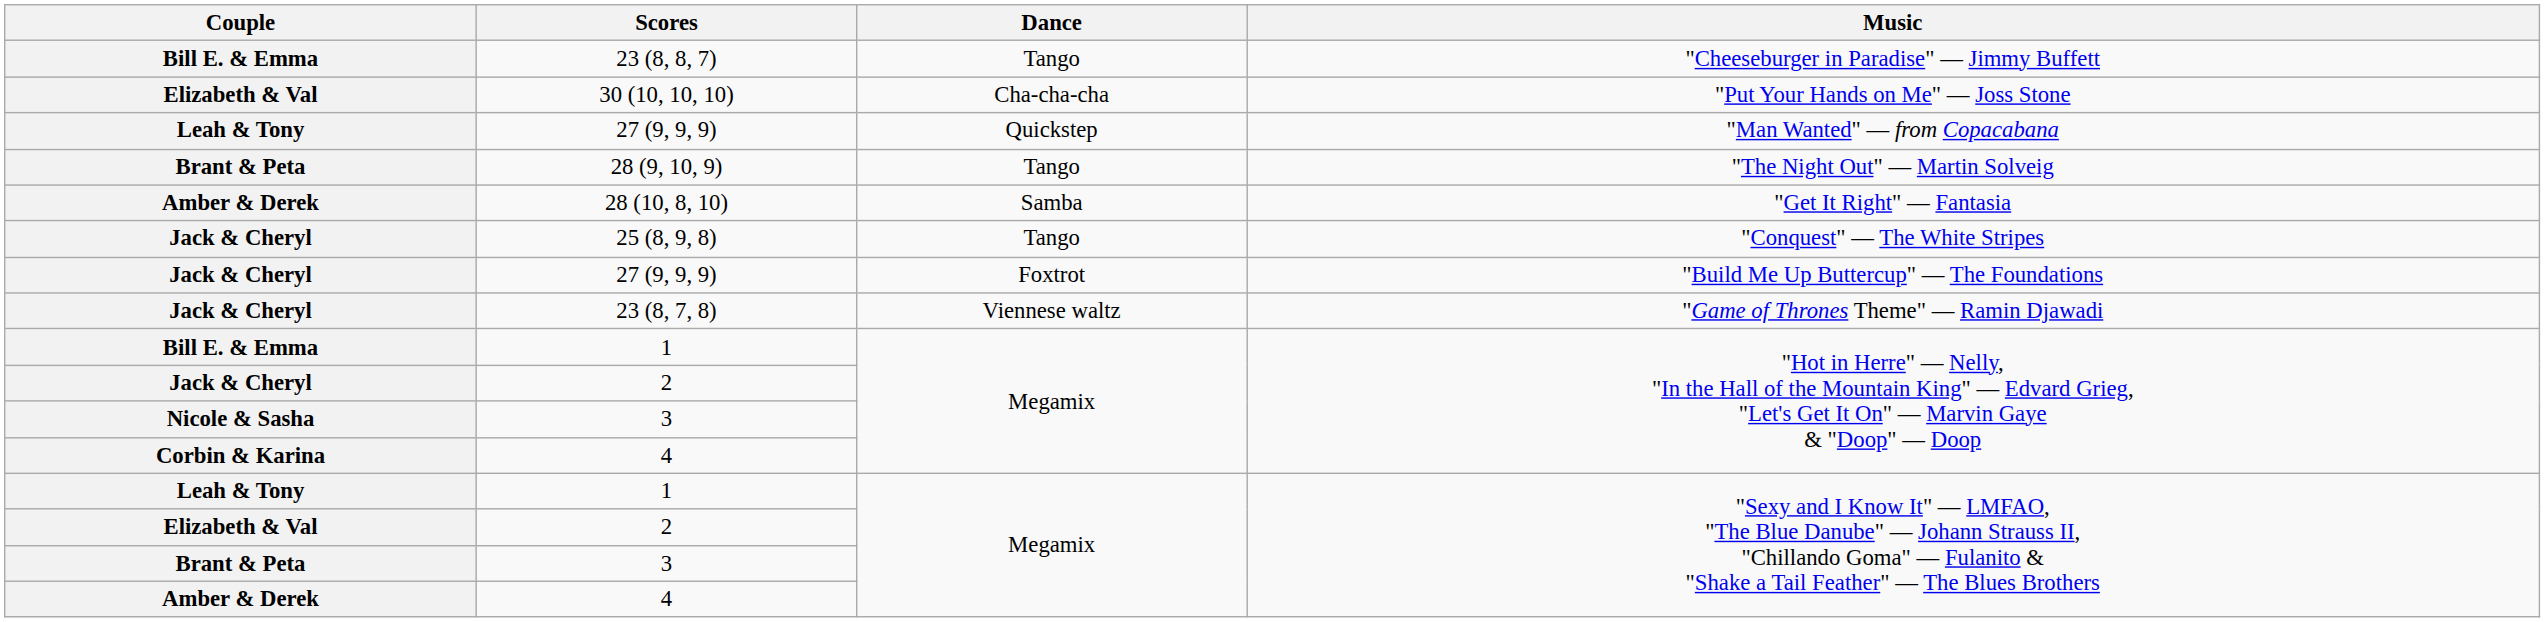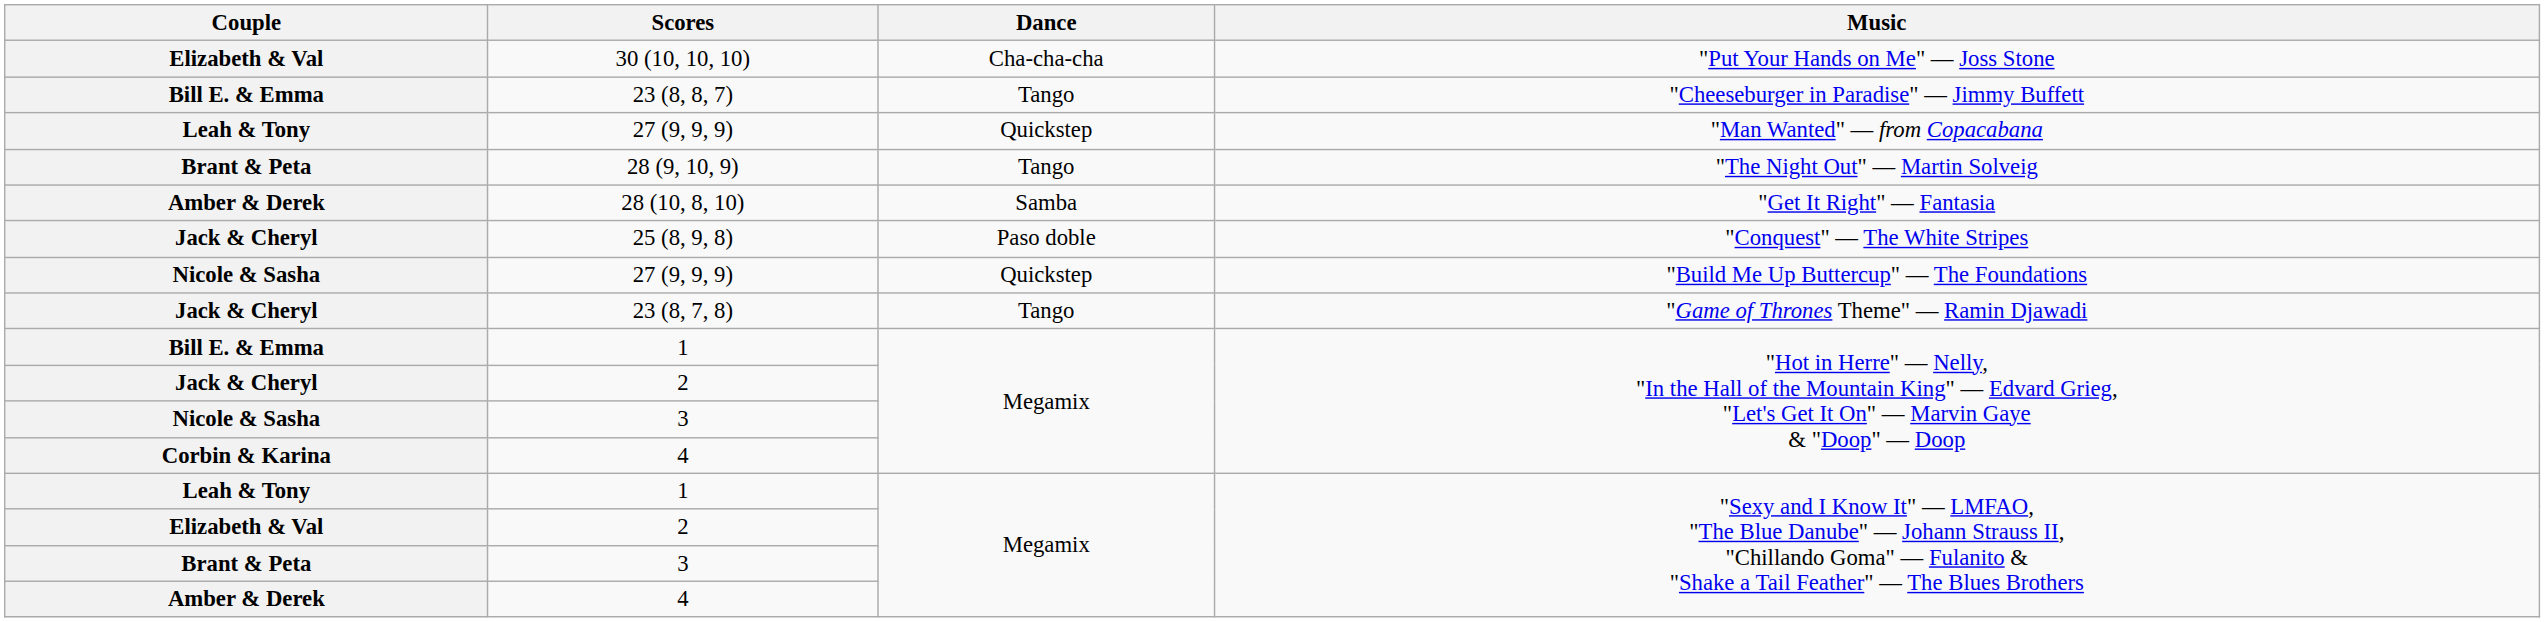rows swapped: (666, 58) <-> (666, 94)
(1052, 238) Tango -> (1046, 238) Paso doble
(240, 274) Jack & Cheryl -> (246, 274) Nicole & Sasha
(1052, 274) Foxtrot -> (1046, 274) Quickstep
(1052, 310) Viennese waltz -> (1046, 310) Tango
